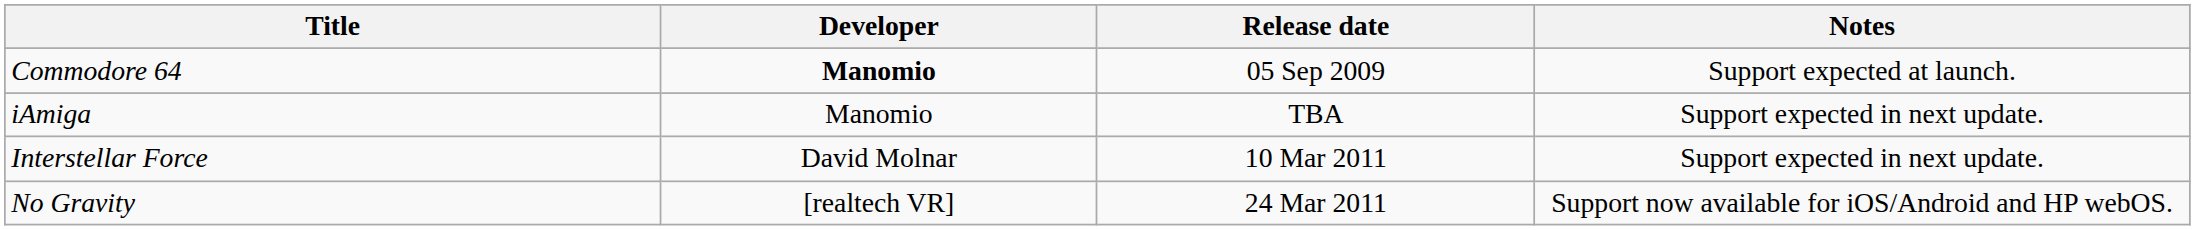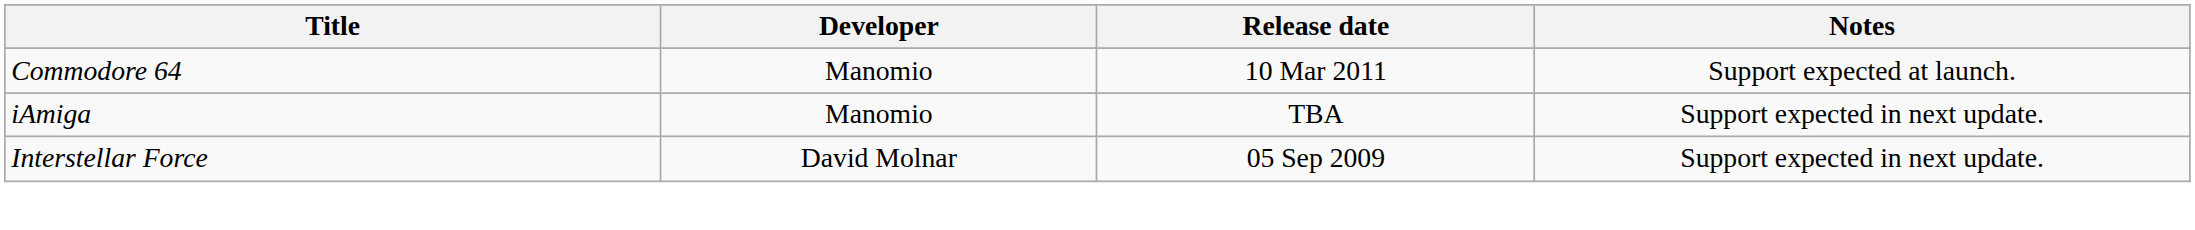(879, 70) bold -> (879, 70) normal
(1316, 70) 05 Sep 2009 -> (1316, 70) 10 Mar 2011
(1316, 158) 10 Mar 2011 -> (1316, 158) 05 Sep 2009
- row: (73, 202)
